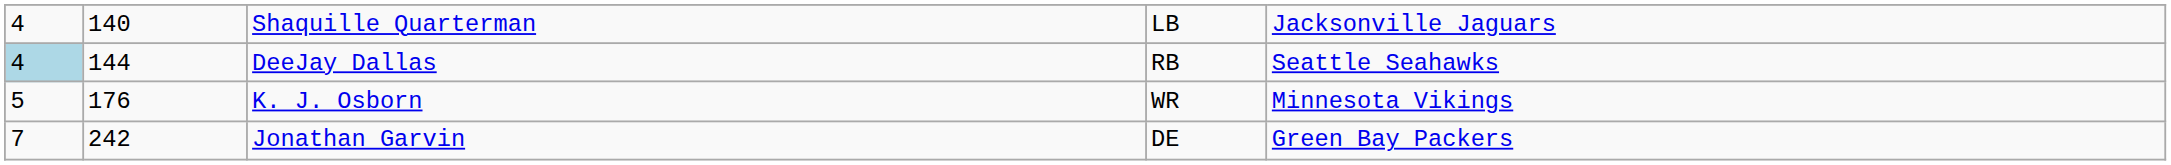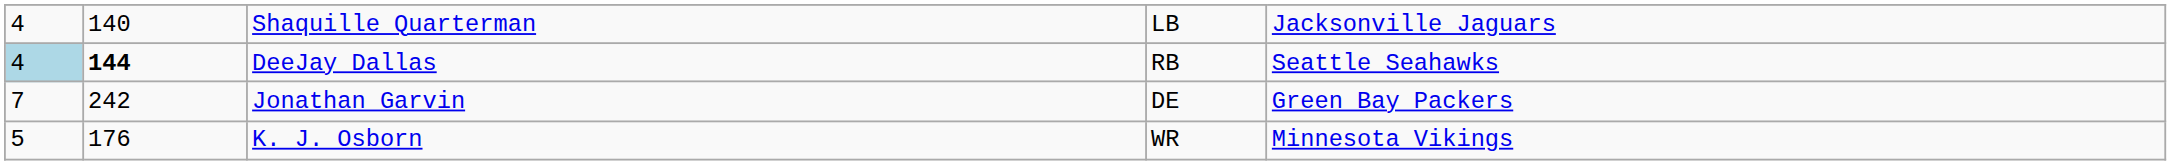(109, 63) normal -> (109, 63) bold
rows swapped: (337, 101) <-> (359, 140)
